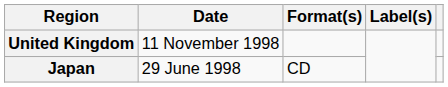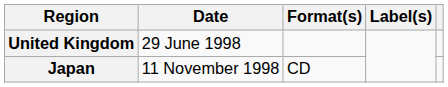(211, 43) 11 November 1998 -> (191, 43) 29 June 1998
(191, 69) 29 June 1998 -> (211, 69) 11 November 1998
